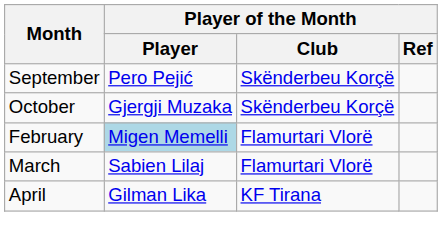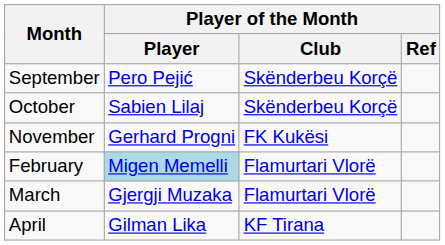(170, 107) Gjergji Muzaka -> (156, 107) Sabien Lilaj
+ row: (52, 136)
(156, 166) Sabien Lilaj -> (170, 195) Gjergji Muzaka
